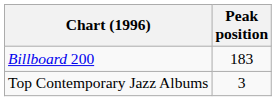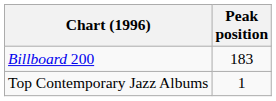(242, 83) 3 -> (242, 83) 1
